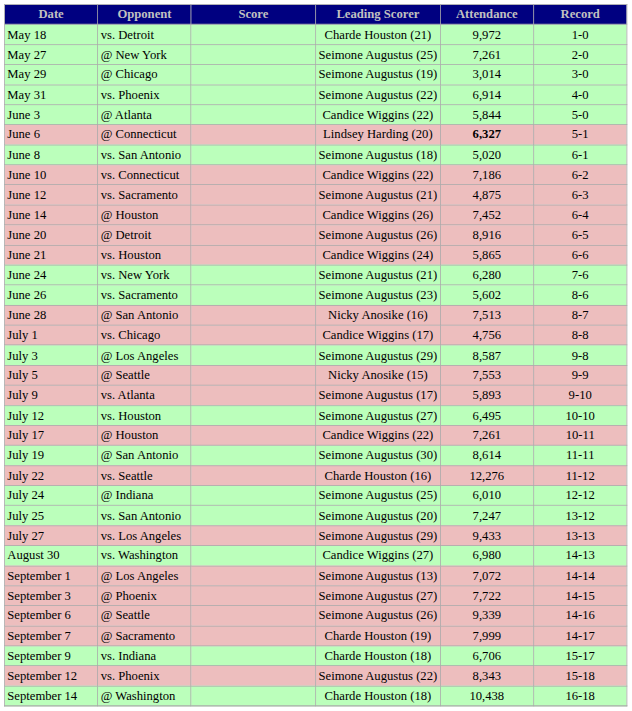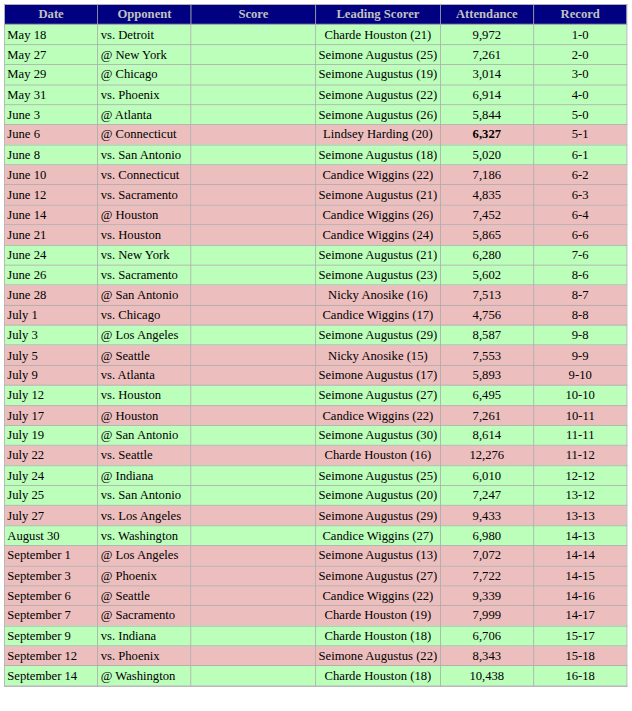(378, 114) Candice Wiggins (22) -> (378, 114) Seimone Augustus (26)
(487, 194) 4,875 -> (487, 194) 4,835
- row: (27, 235)
(378, 615) Seimone Augustus (26) -> (378, 595) Candice Wiggins (22)
